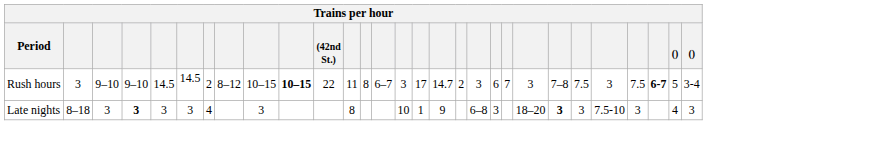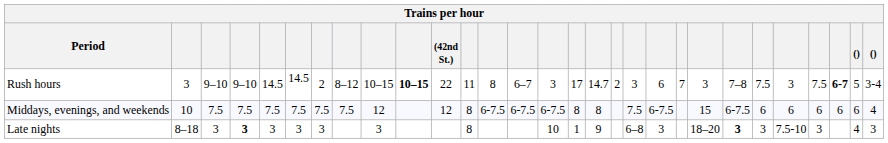+ row: (88, 110)
(209, 110) 4 -> (322, 128) 3
